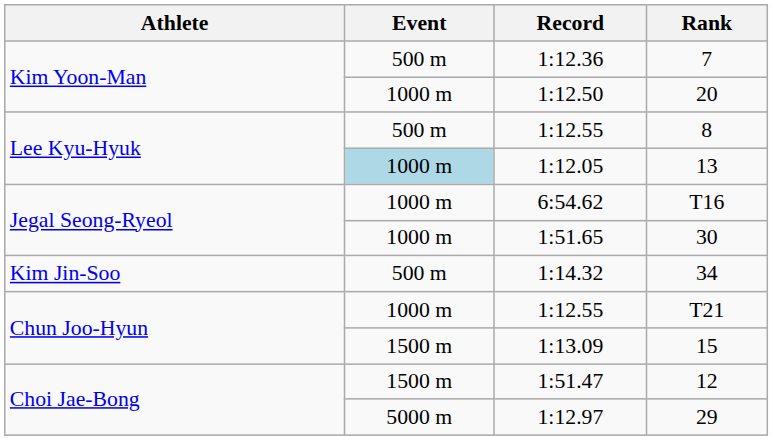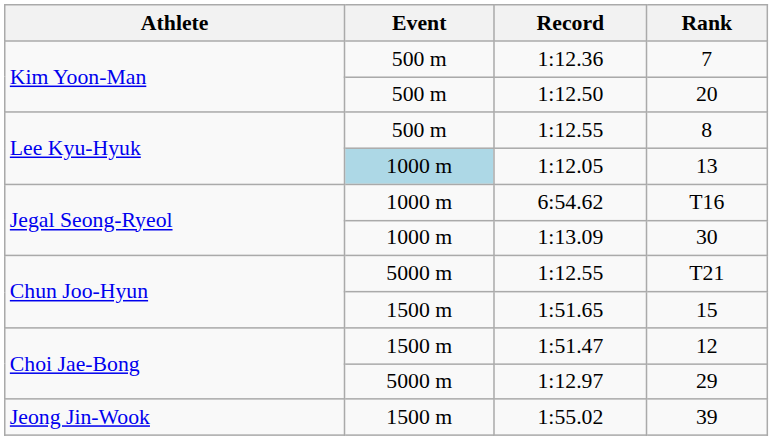(419, 94) 1000 m -> (419, 94) 500 m
(570, 237) 1:51.65 -> (570, 237) 1:13.09
- row: (707, 273)
(419, 309) 1000 m -> (419, 273) 5000 m
(570, 345) 1:13.09 -> (570, 309) 1:51.65
+ row: (707, 417)
